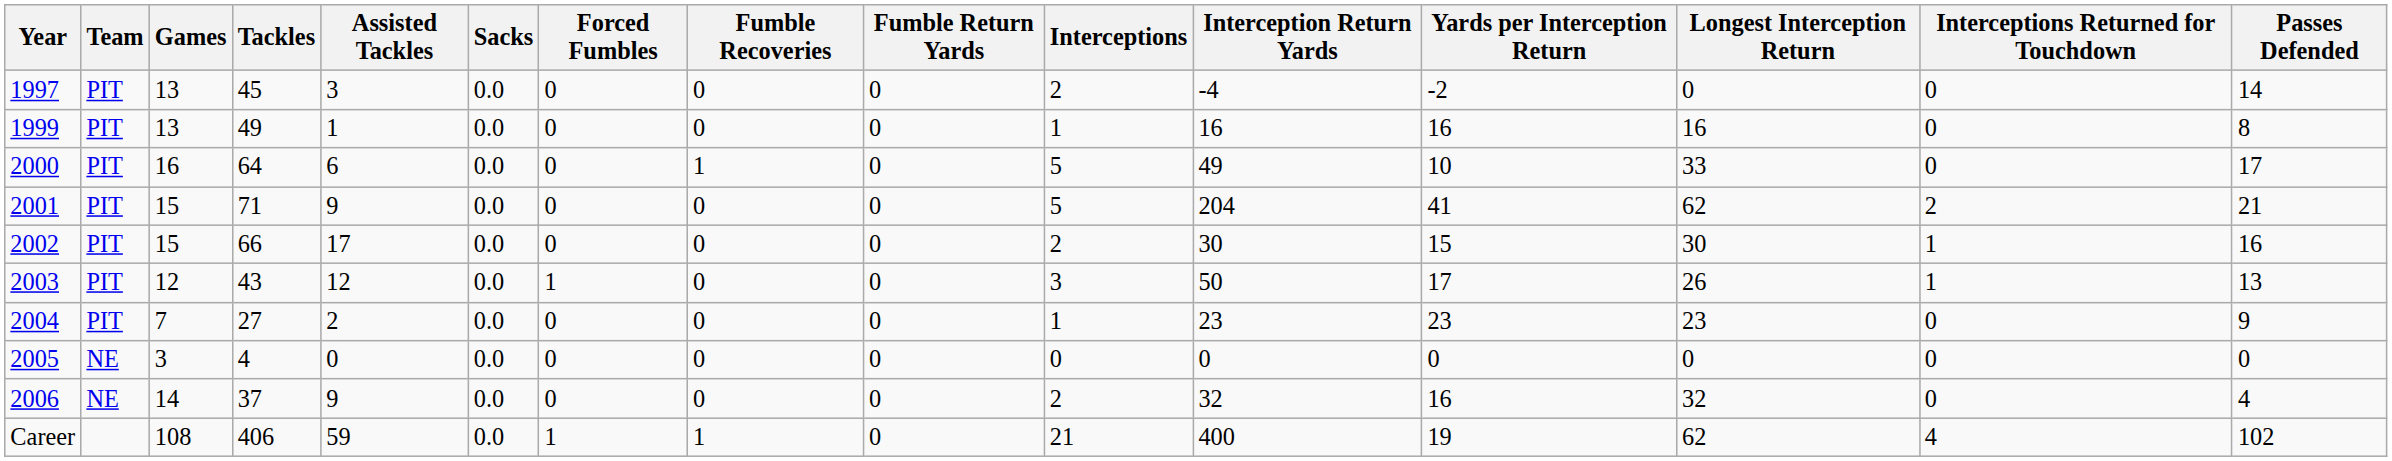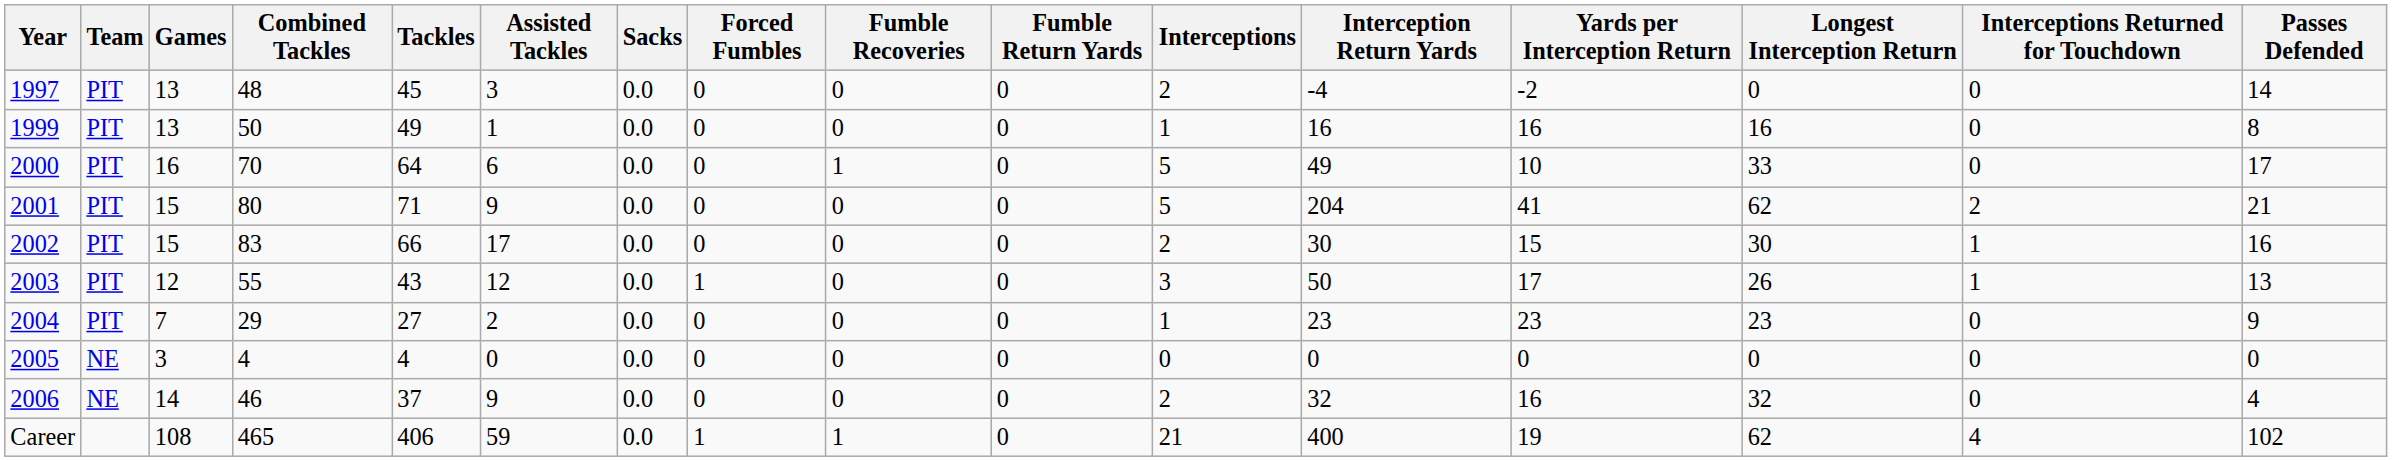+ column: (312, 37)
